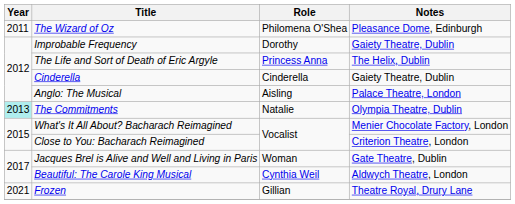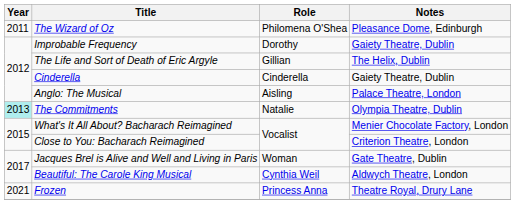(295, 61) Princess Anna -> (276, 61) Gillian
(276, 191) Gillian -> (295, 191) Princess Anna
